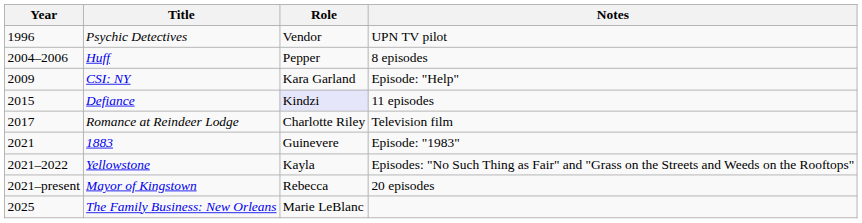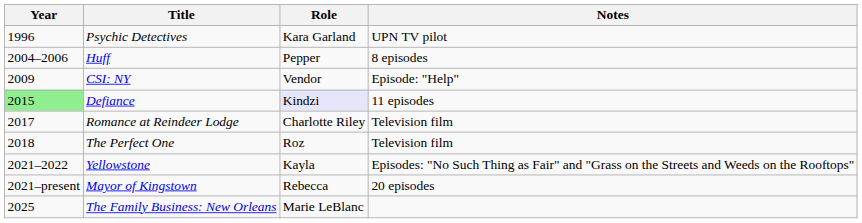(302, 36) Vendor -> (319, 36) Kara Garland
(319, 79) Kara Garland -> (302, 79) Vendor
(21, 100) no background -> (21, 100) lightgreen background
+ row: (130, 143)
- row: (100, 143)
